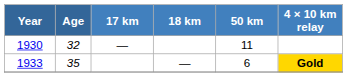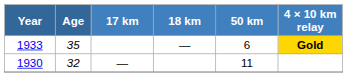rows swapped: (30, 45) <-> (30, 63)
